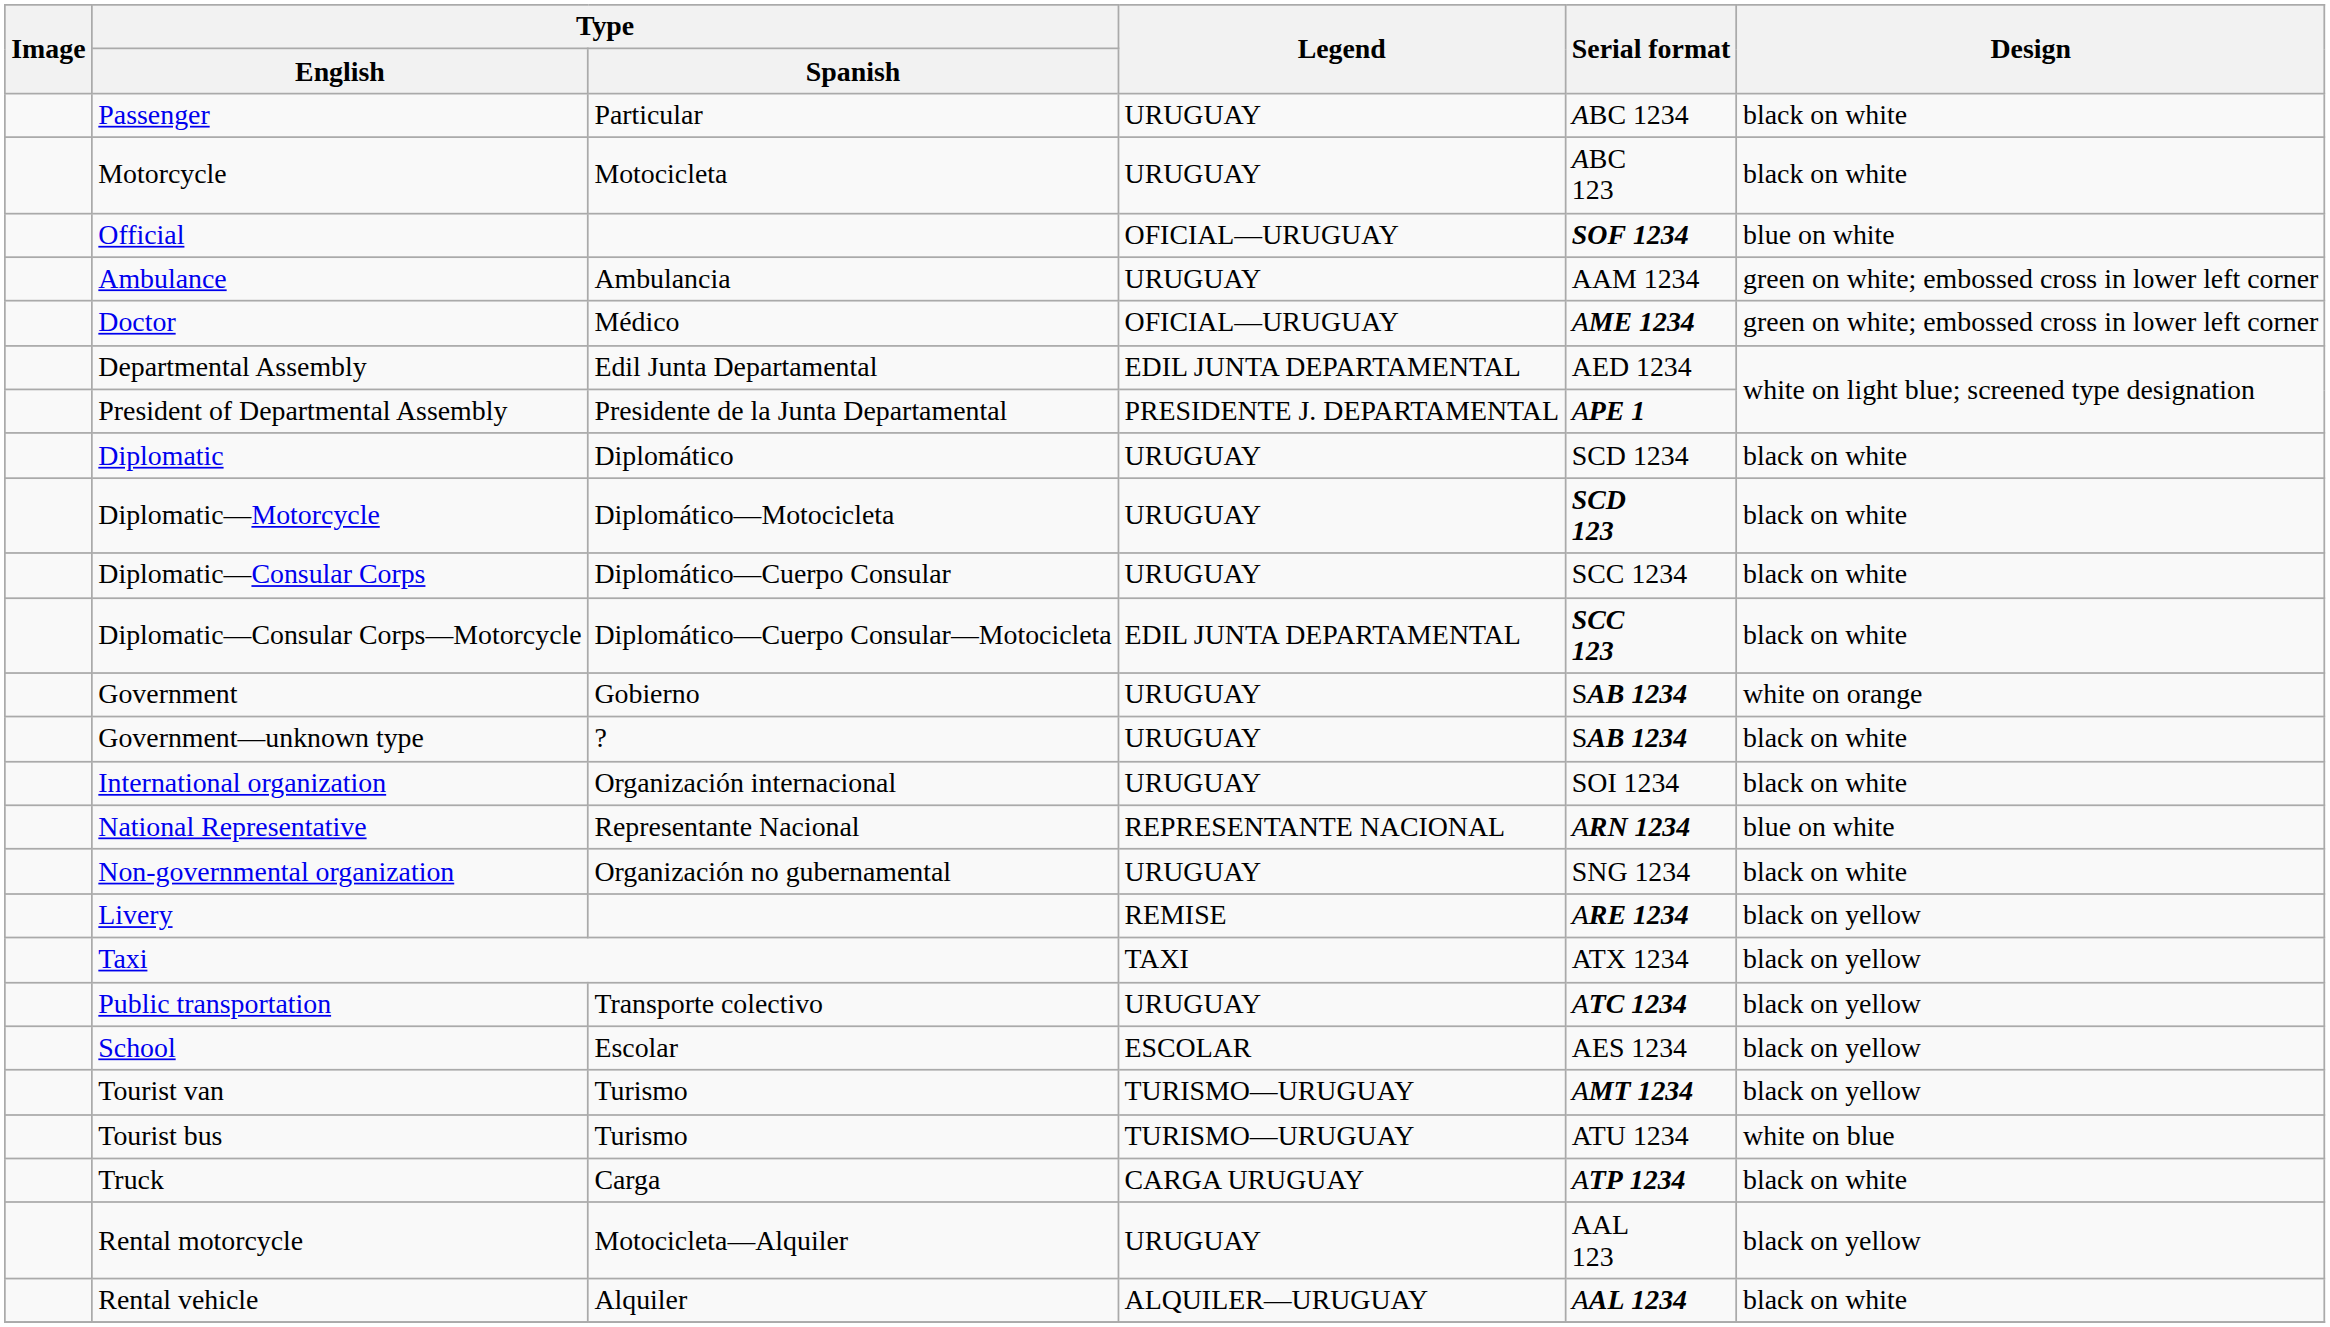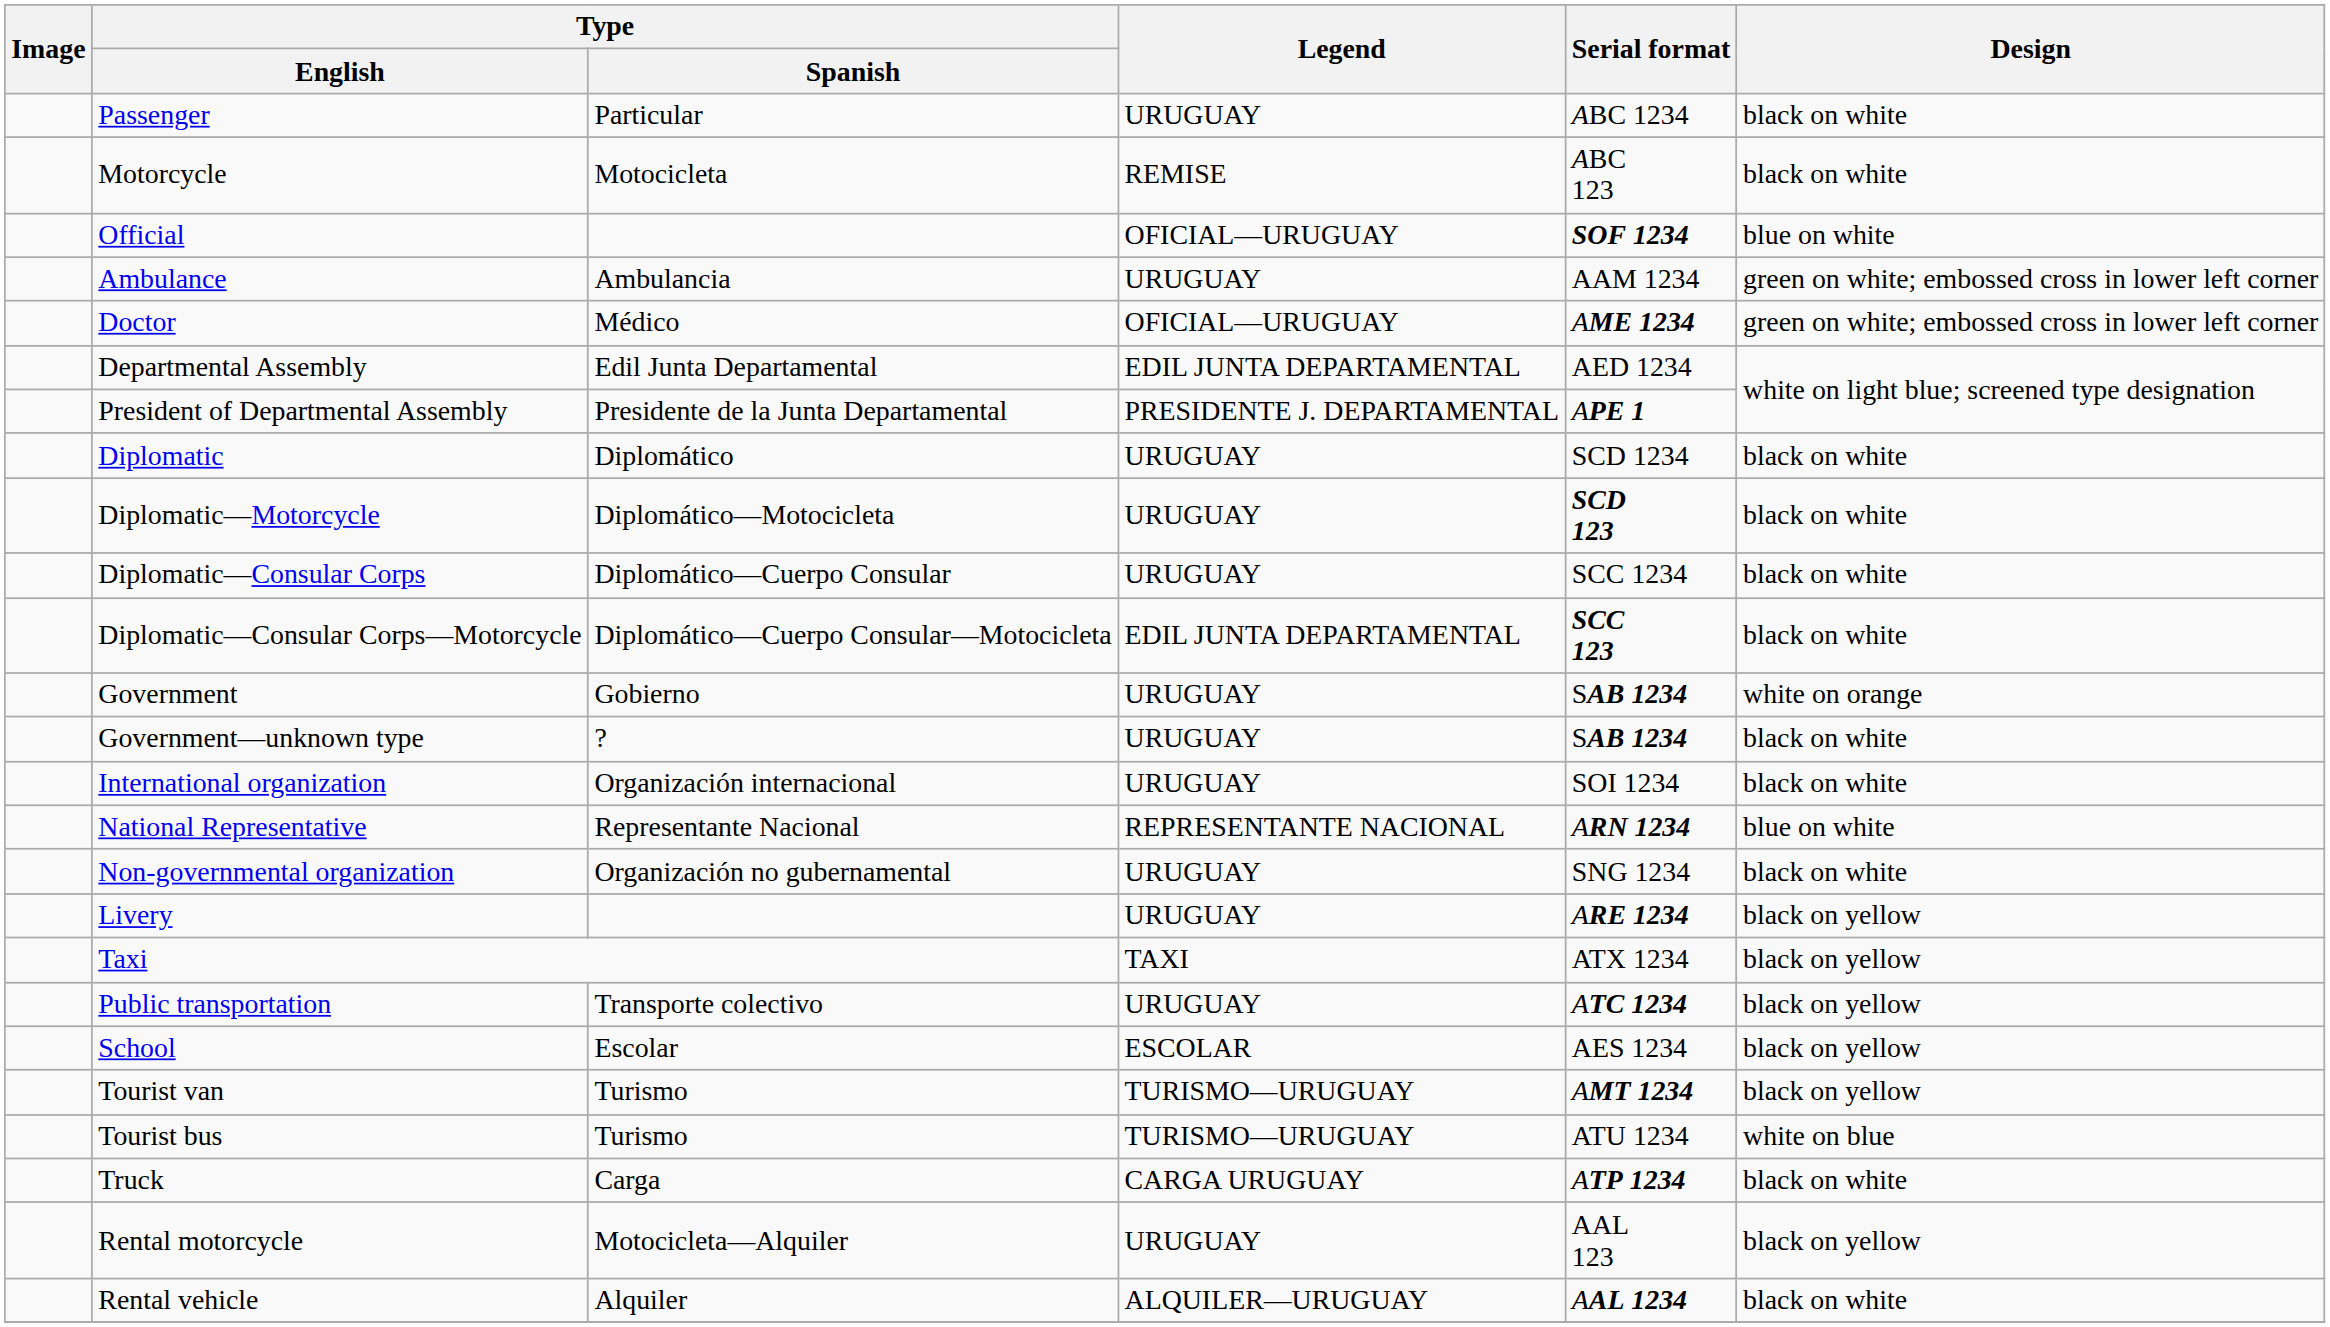(1193, 174) URUGUAY -> (1176, 174) REMISE
(1176, 915) REMISE -> (1193, 915) URUGUAY
